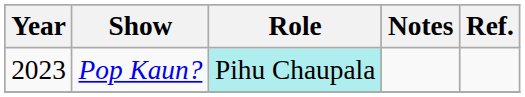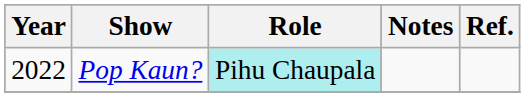(39, 69) 2023 -> (39, 69) 2022
